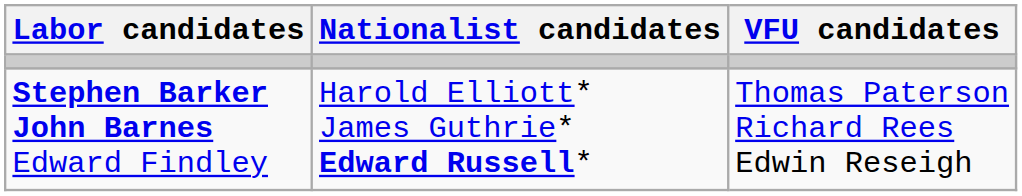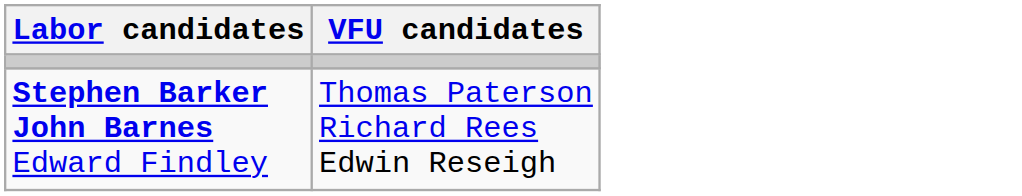- column: (520, 30)
